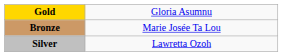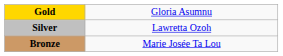rows swapped: (45, 43) <-> (45, 28)
